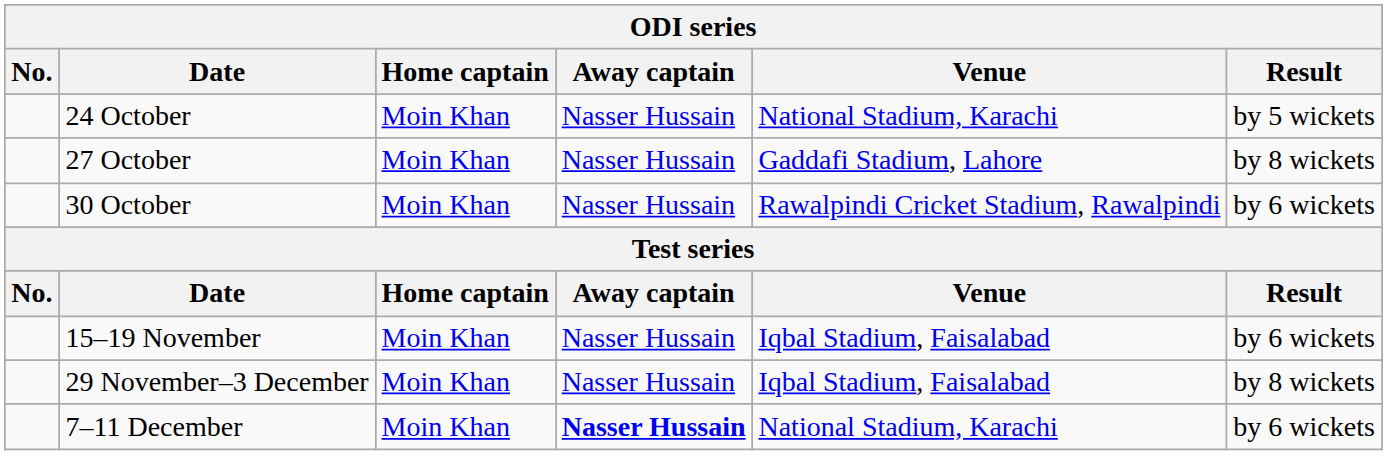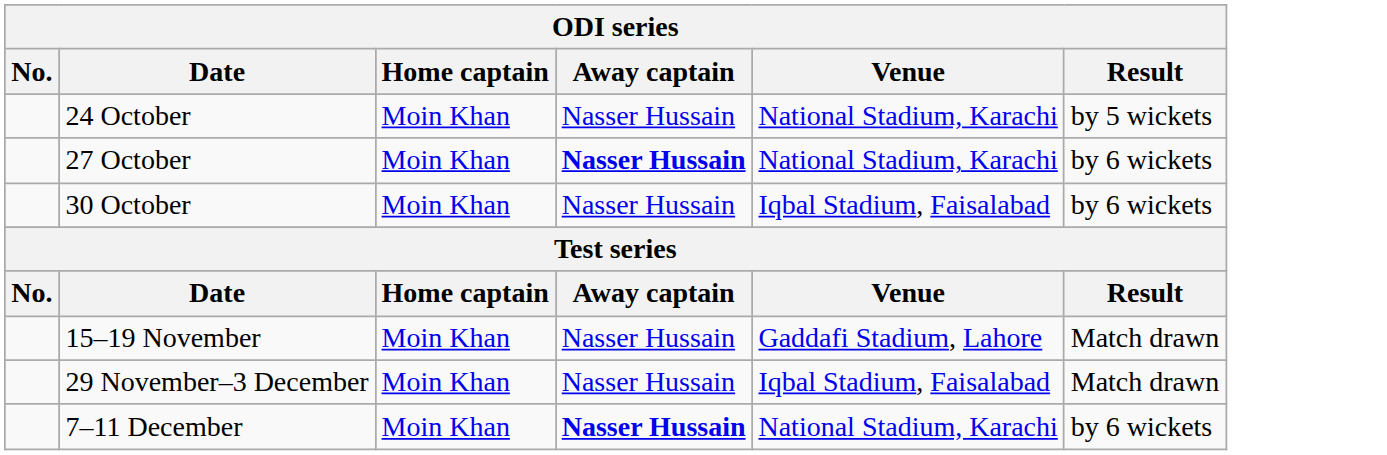(648, 159) normal -> (654, 159) bold
(900, 159) Gaddafi Stadium, Lahore -> (908, 159) National Stadium, Karachi
(1304, 159) by 8 wickets -> (1142, 159) by 6 wickets
(989, 204) Rawalpindi Cricket Stadium, Rawalpindi -> (904, 204) Iqbal Stadium, Faisalabad
(904, 337) Iqbal Stadium, Faisalabad -> (900, 337) Gaddafi Stadium, Lahore
(1304, 337) by 6 wickets -> (1145, 337) Match drawn
(1304, 381) by 8 wickets -> (1145, 381) Match drawn
